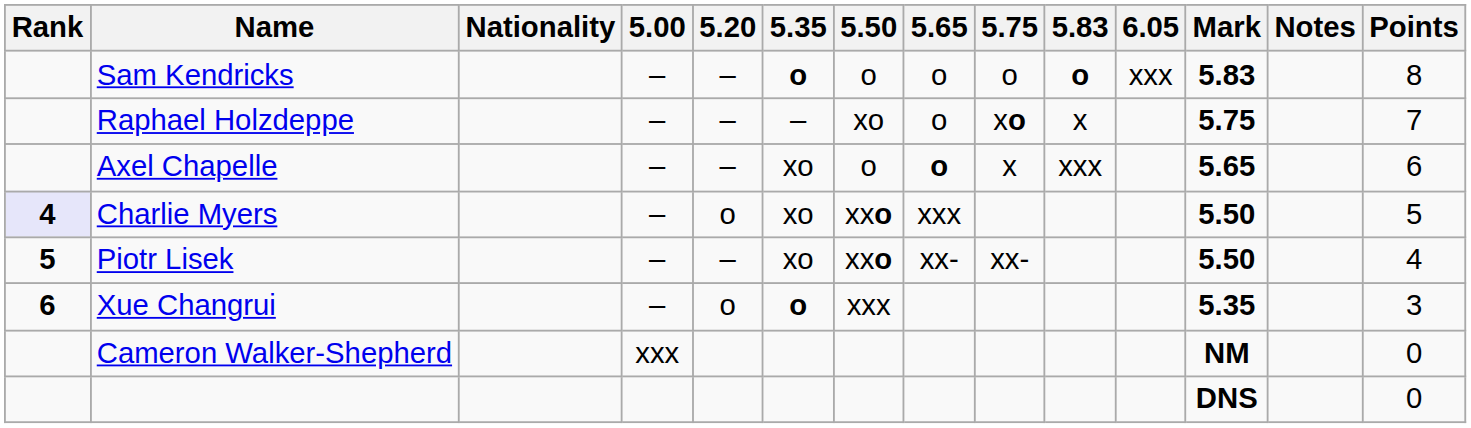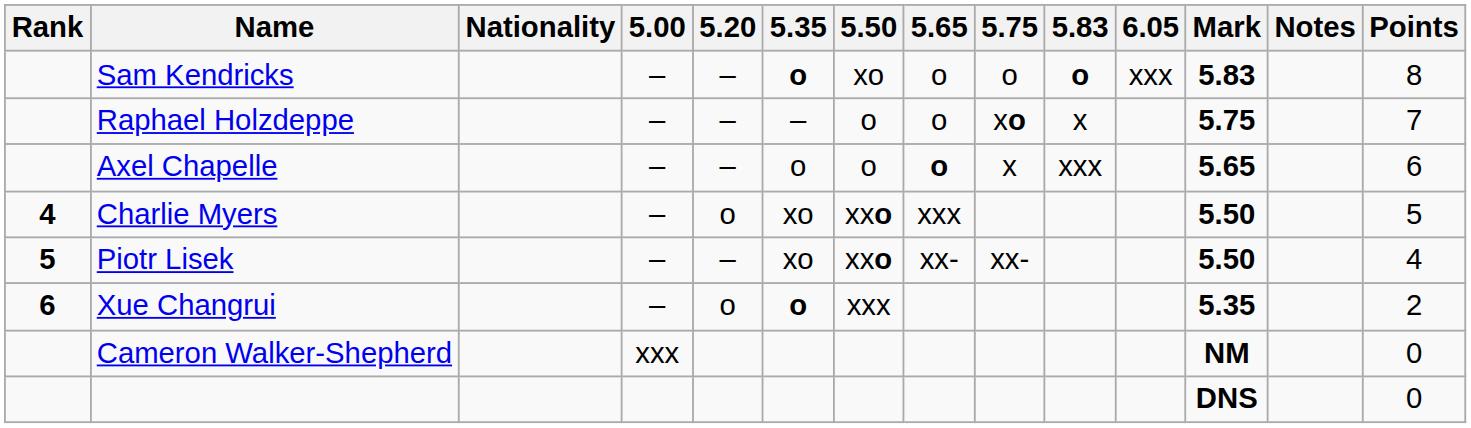(869, 74) o -> (869, 74) xo
(869, 120) xo -> (869, 120) o
(798, 167) xo -> (798, 167) o
(47, 213) lavender background -> (47, 213) no background
(1414, 306) 3 -> (1414, 306) 2
